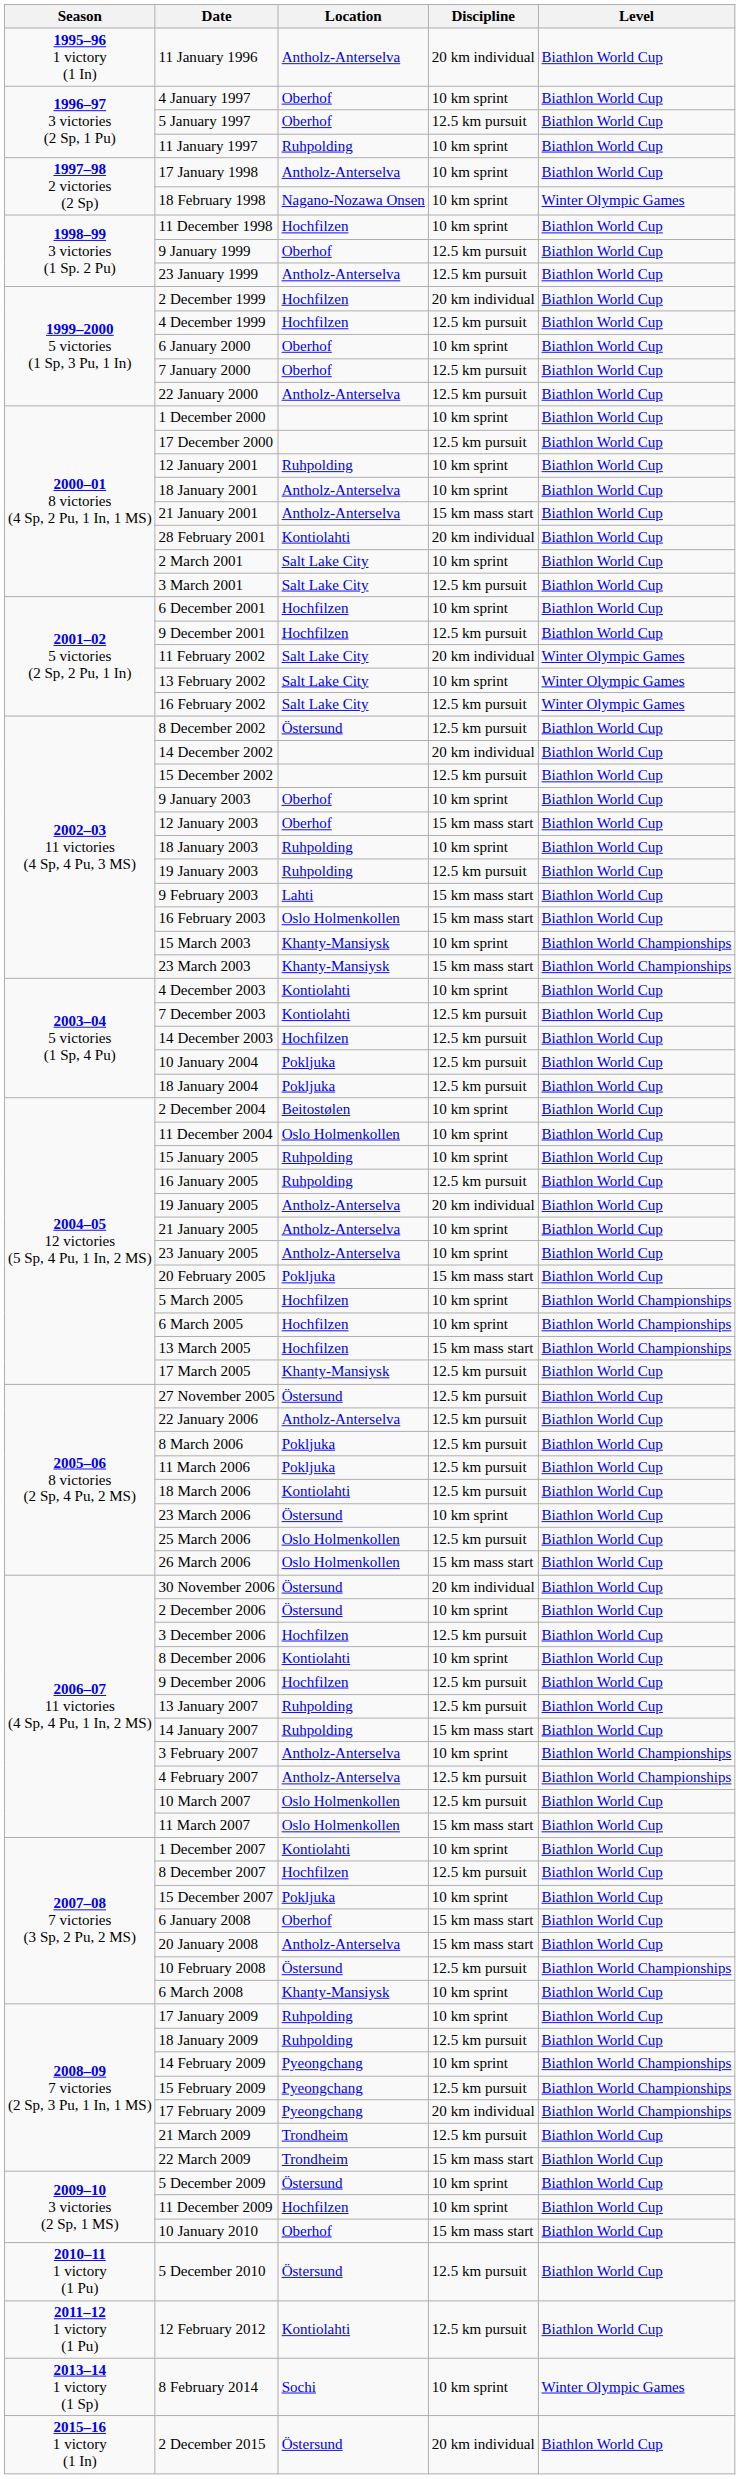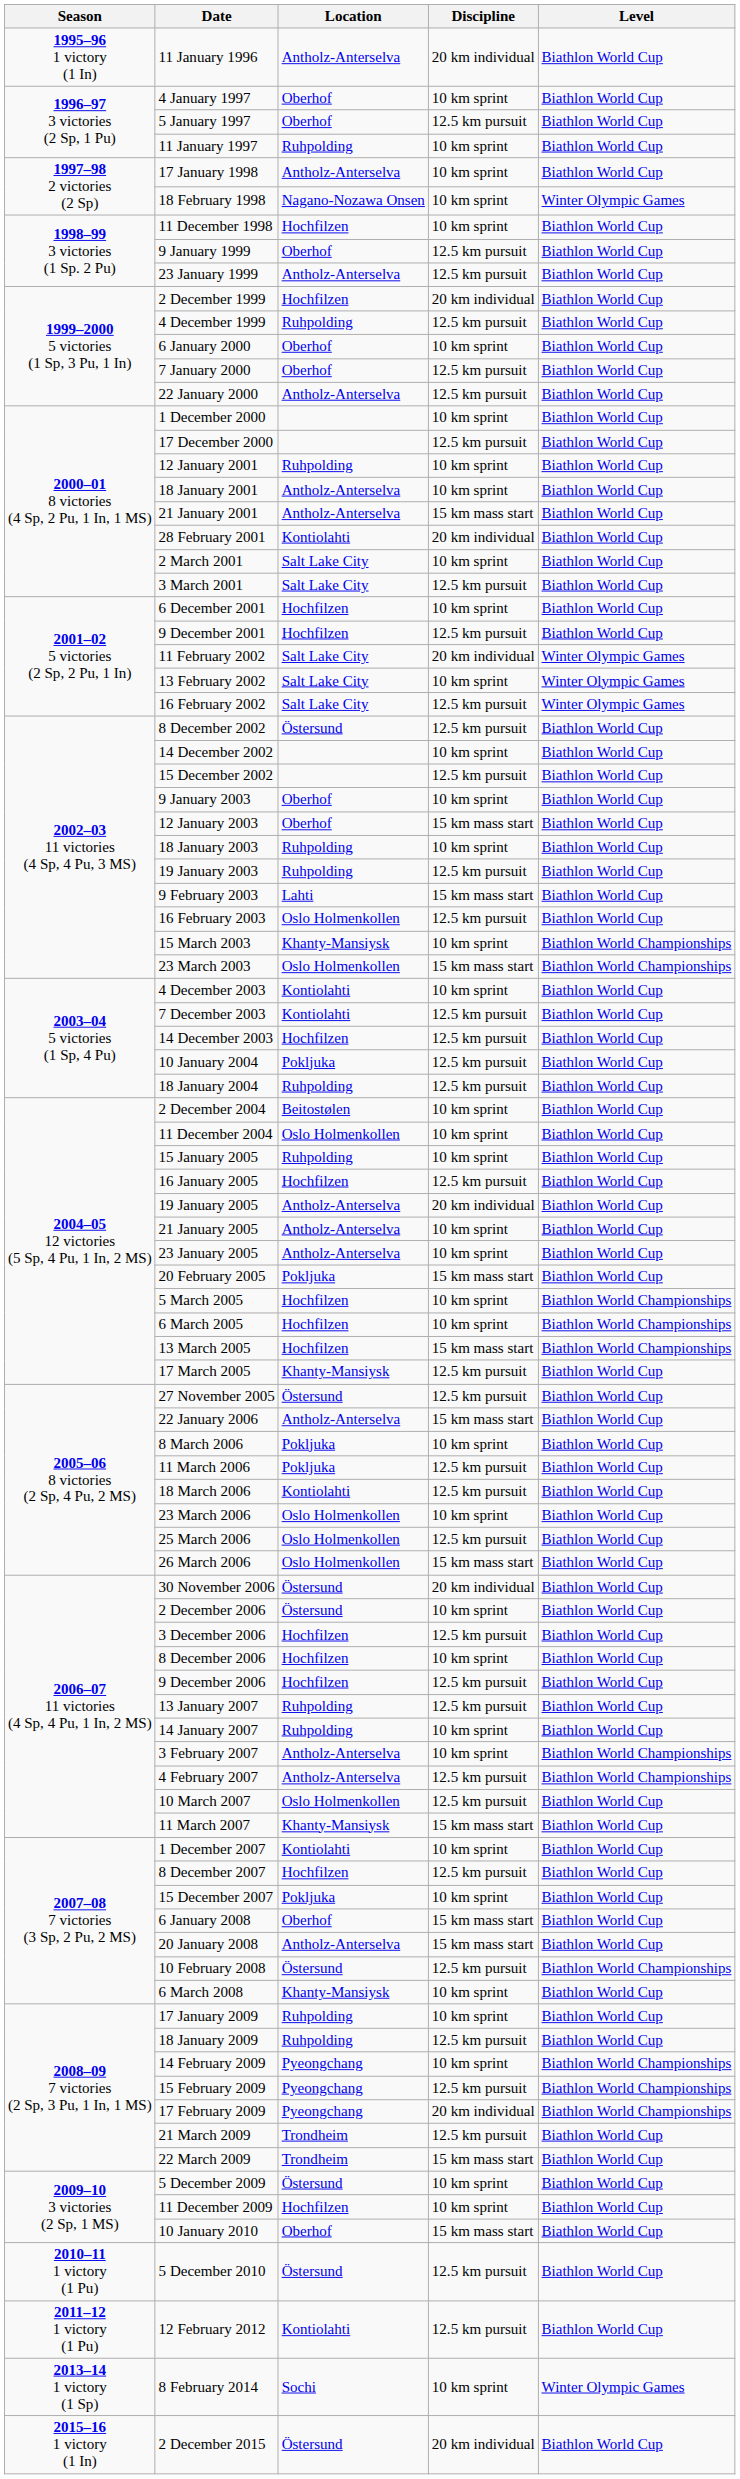(315, 322) Hochfilzen -> (317, 322) Ruhpolding
(483, 751) 20 km individual -> (470, 751) 10 km sprint
(483, 918) 15 km mass start -> (479, 918) 12.5 km pursuit
(336, 966) Khanty-Mansiysk -> (341, 966) Oslo Holmenkollen
(308, 1085) Pokljuka -> (317, 1085) Ruhpolding
(317, 1181) Ruhpolding -> (315, 1181) Hochfilzen
(479, 1419) 12.5 km pursuit -> (483, 1419) 15 km mass start
(479, 1443) 12.5 km pursuit -> (470, 1443) 10 km sprint
(312, 1515) Östersund -> (341, 1515) Oslo Holmenkollen
(316, 1658) Kontiolahti -> (315, 1658) Hochfilzen
(483, 1729) 15 km mass start -> (470, 1729) 10 km sprint
(341, 1825) Oslo Holmenkollen -> (336, 1825) Khanty-Mansiysk
